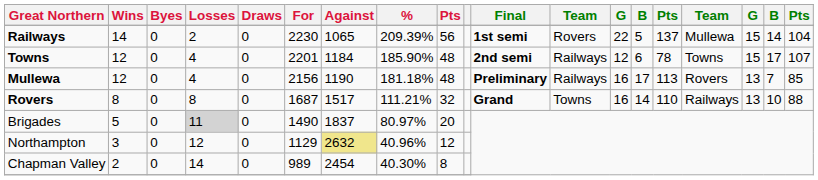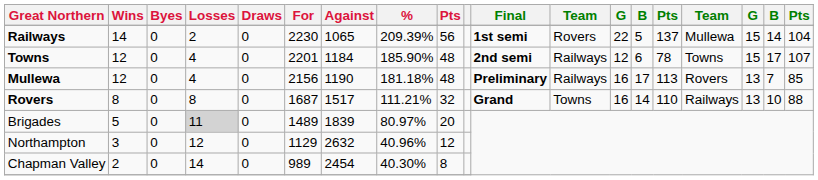(303, 121) 1490 -> (303, 121) 1489
(340, 121) 1837 -> (340, 121) 1839
(340, 142) khaki background -> (340, 142) no background
